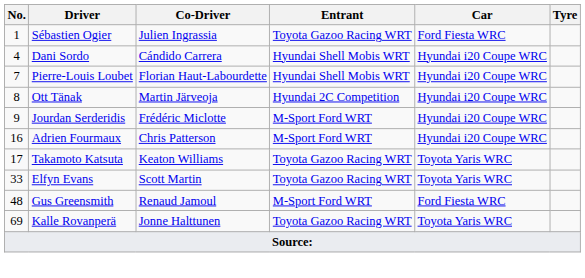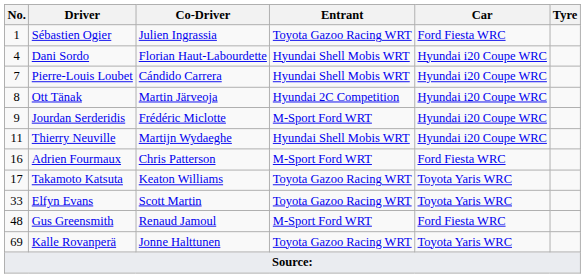(180, 55) Cándido Carrera -> (203, 55) Florian Haut-Labourdette
(203, 76) Florian Haut-Labourdette -> (180, 76) Cándido Carrera
+ row: (74, 138)
(482, 138) Hyundai i20 Coupe WRC -> (462, 158) Ford Fiesta WRC
